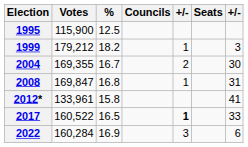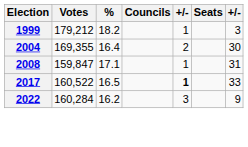- row: (28, 30)
(109, 64) 16.7 -> (109, 47) 16.4
(74, 82) 169,847 -> (74, 64) 159,847
(109, 82) 16.8 -> (109, 64) 17.1
- row: (28, 99)
(109, 133) 16.9 -> (109, 99) 16.2
(238, 133) 6 -> (238, 99) 9
